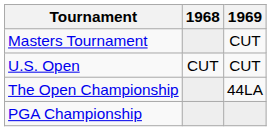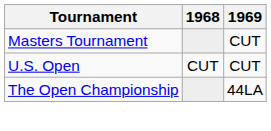- row: (75, 114)
